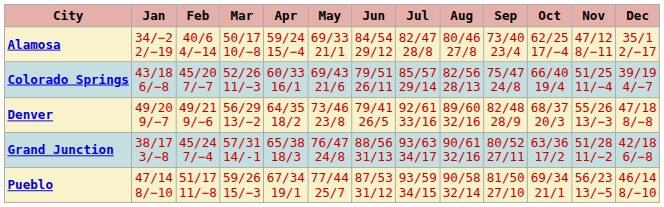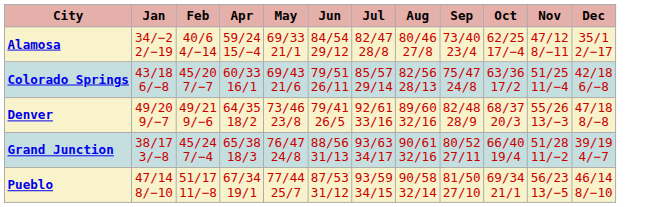- column: (242, 16)
(550, 80) 66/40 19/4 -> (506, 80) 63/36 17/2
(638, 80) 39/19 4/−7 -> (594, 80) 42/18 6/−8
(550, 150) 63/36 17/2 -> (506, 150) 66/40 19/4
(638, 150) 42/18 6/−8 -> (594, 150) 39/19 4/−7
